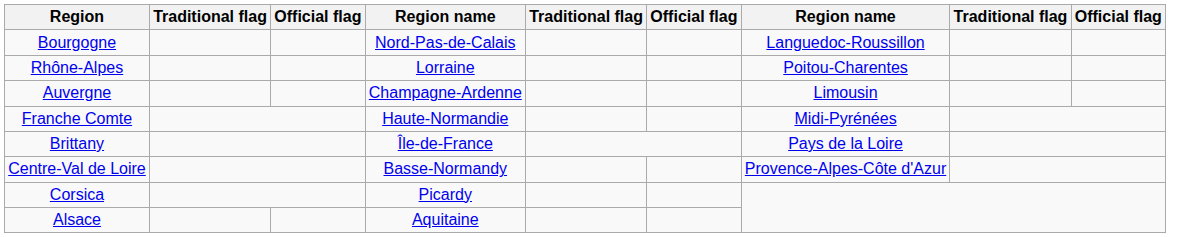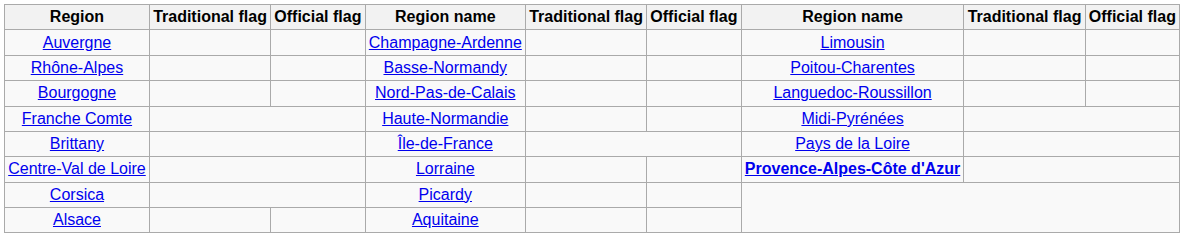rows swapped: (77, 93) <-> (77, 42)
(445, 67) Lorraine -> (445, 67) Basse-Normandy
(445, 169) Basse-Normandy -> (445, 169) Lorraine
(846, 169) normal -> (853, 169) bold
